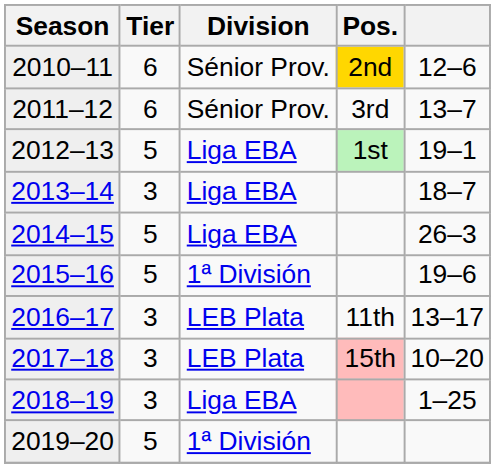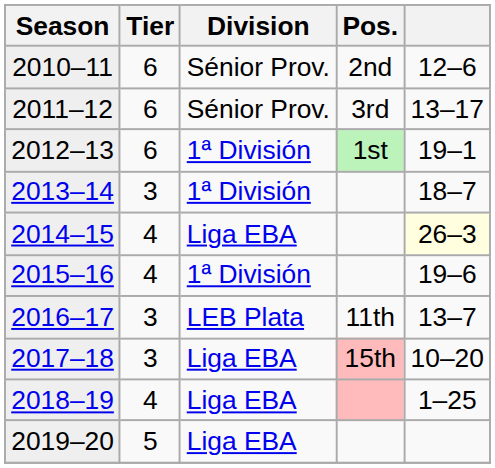(370, 67) gold background -> (370, 67) no background
(447, 109) 13–7 -> (447, 109) 13–17
(150, 150) 5 -> (150, 150) 6
(242, 150) Liga EBA -> (249, 150) 1ª División
(242, 192) Liga EBA -> (249, 192) 1ª División
(150, 233) 5 -> (150, 233) 4
(447, 233) no background -> (447, 233) lightyellow background
(150, 275) 5 -> (150, 275) 4
(447, 316) 13–17 -> (447, 316) 13–7
(245, 358) LEB Plata -> (242, 358) Liga EBA
(150, 400) 3 -> (150, 400) 4
(249, 441) 1ª División -> (242, 441) Liga EBA
